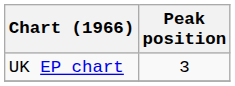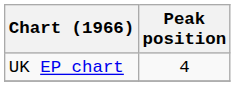(184, 67) 3 -> (184, 67) 4
